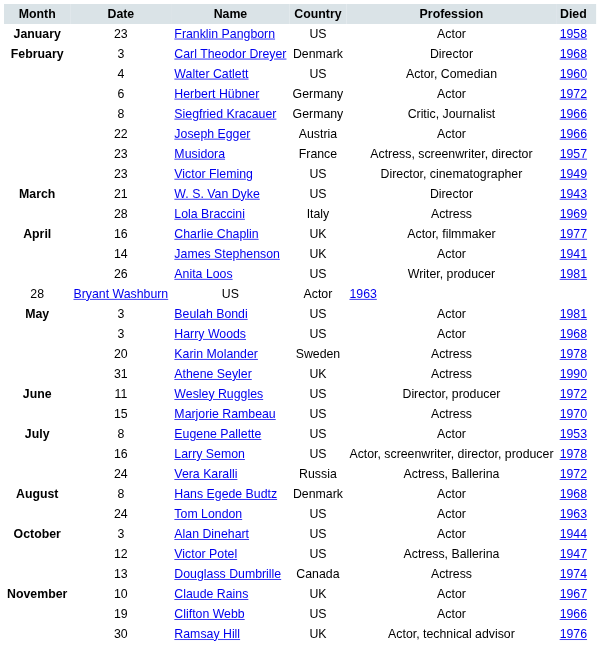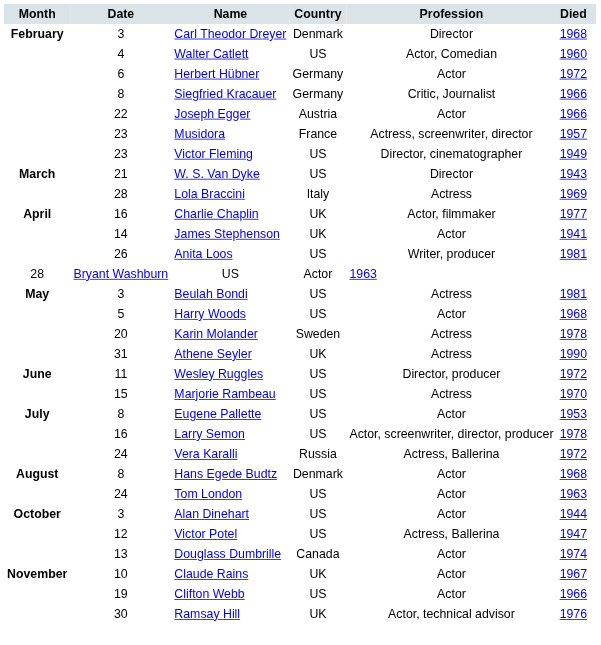- row: (225, 34)
(451, 314) Actor -> (451, 294) Actress
(121, 334) 3 -> (121, 314) 5
(451, 574) Actress -> (451, 554) Actor
